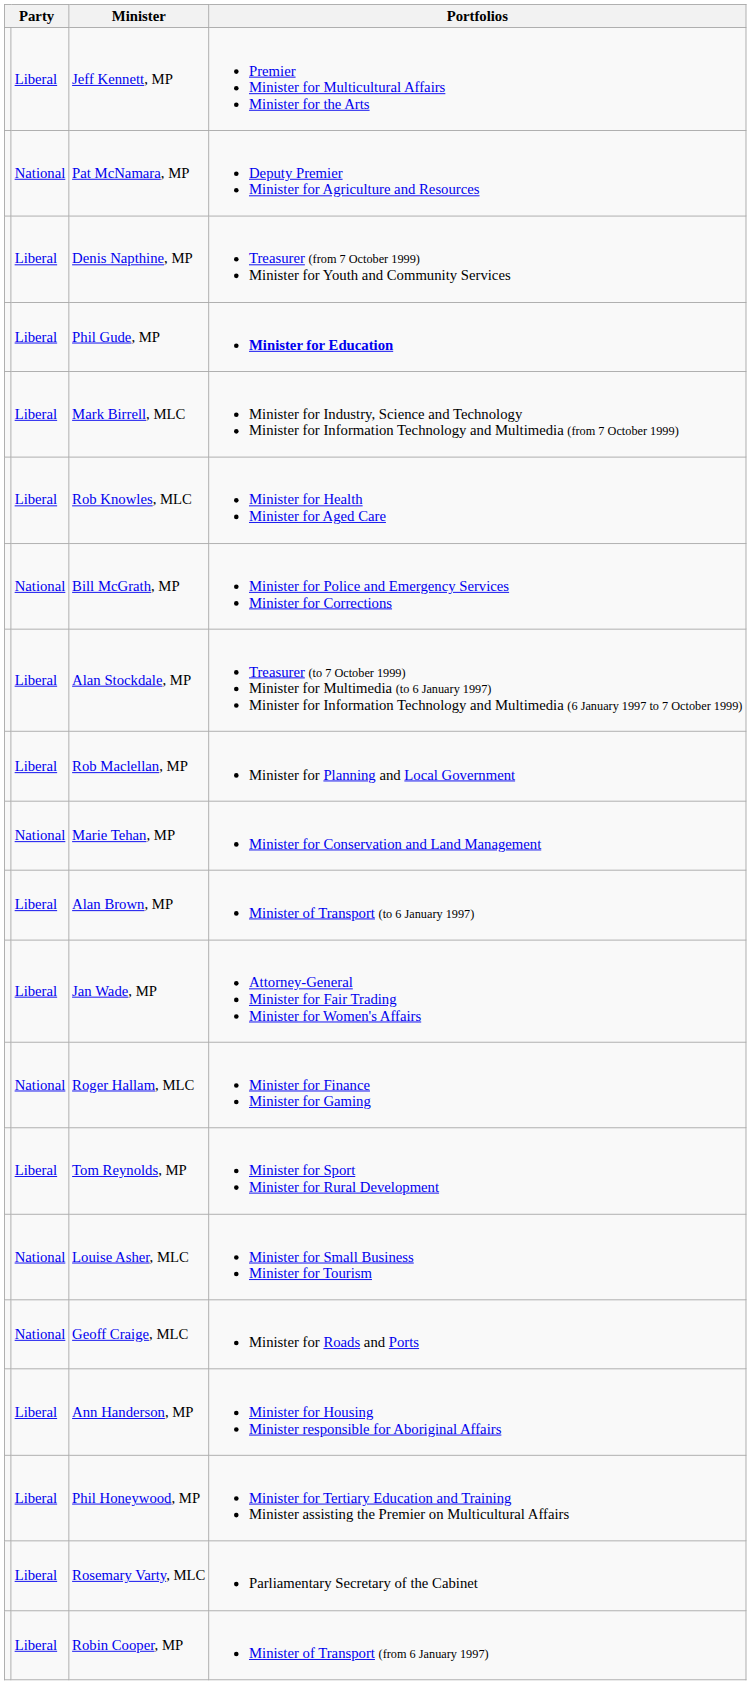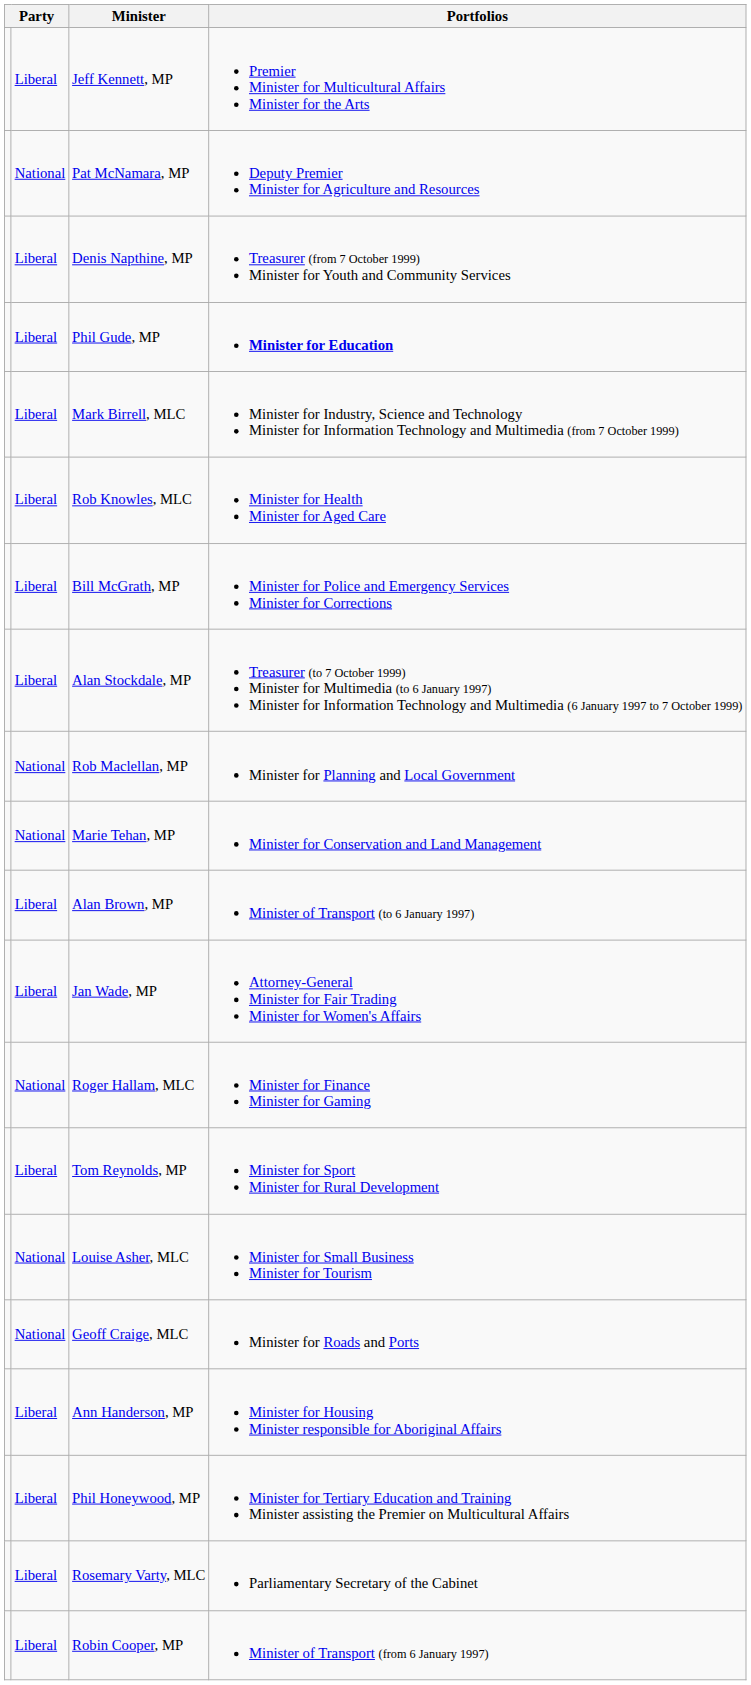(40, 586) National -> (36, 586) Liberal
(36, 766) Liberal -> (40, 766) National
